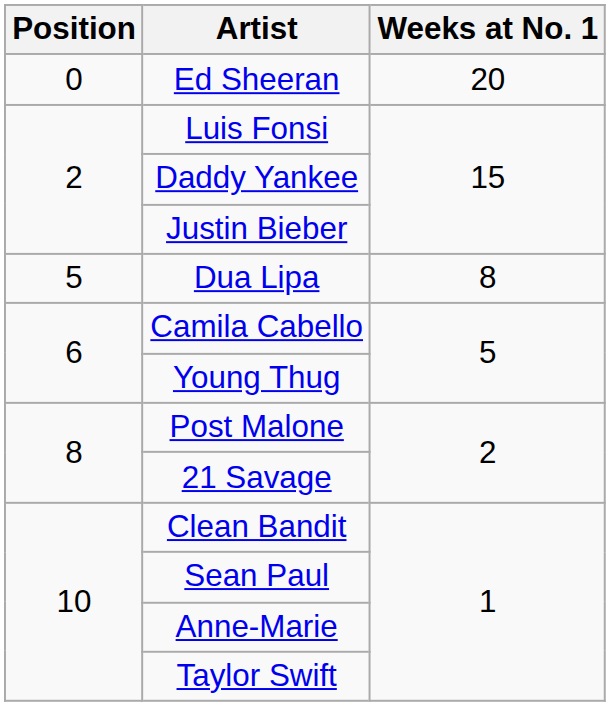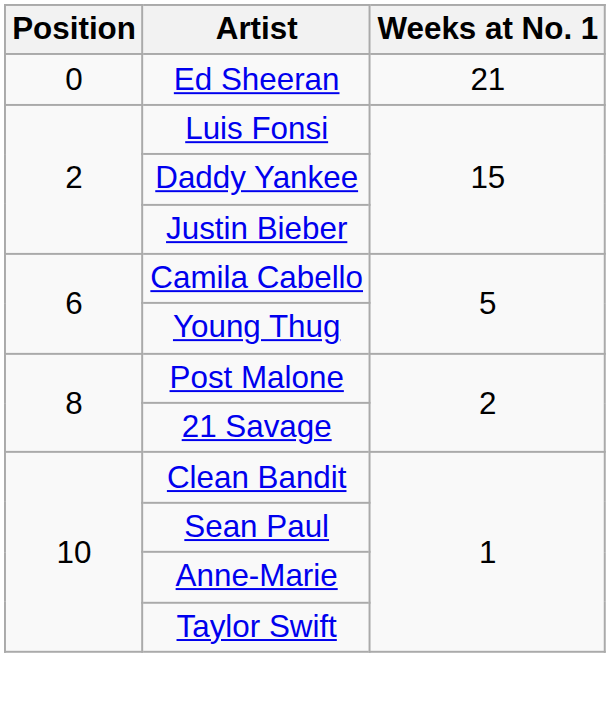(488, 79) 20 -> (488, 79) 21
- row: (257, 278)
